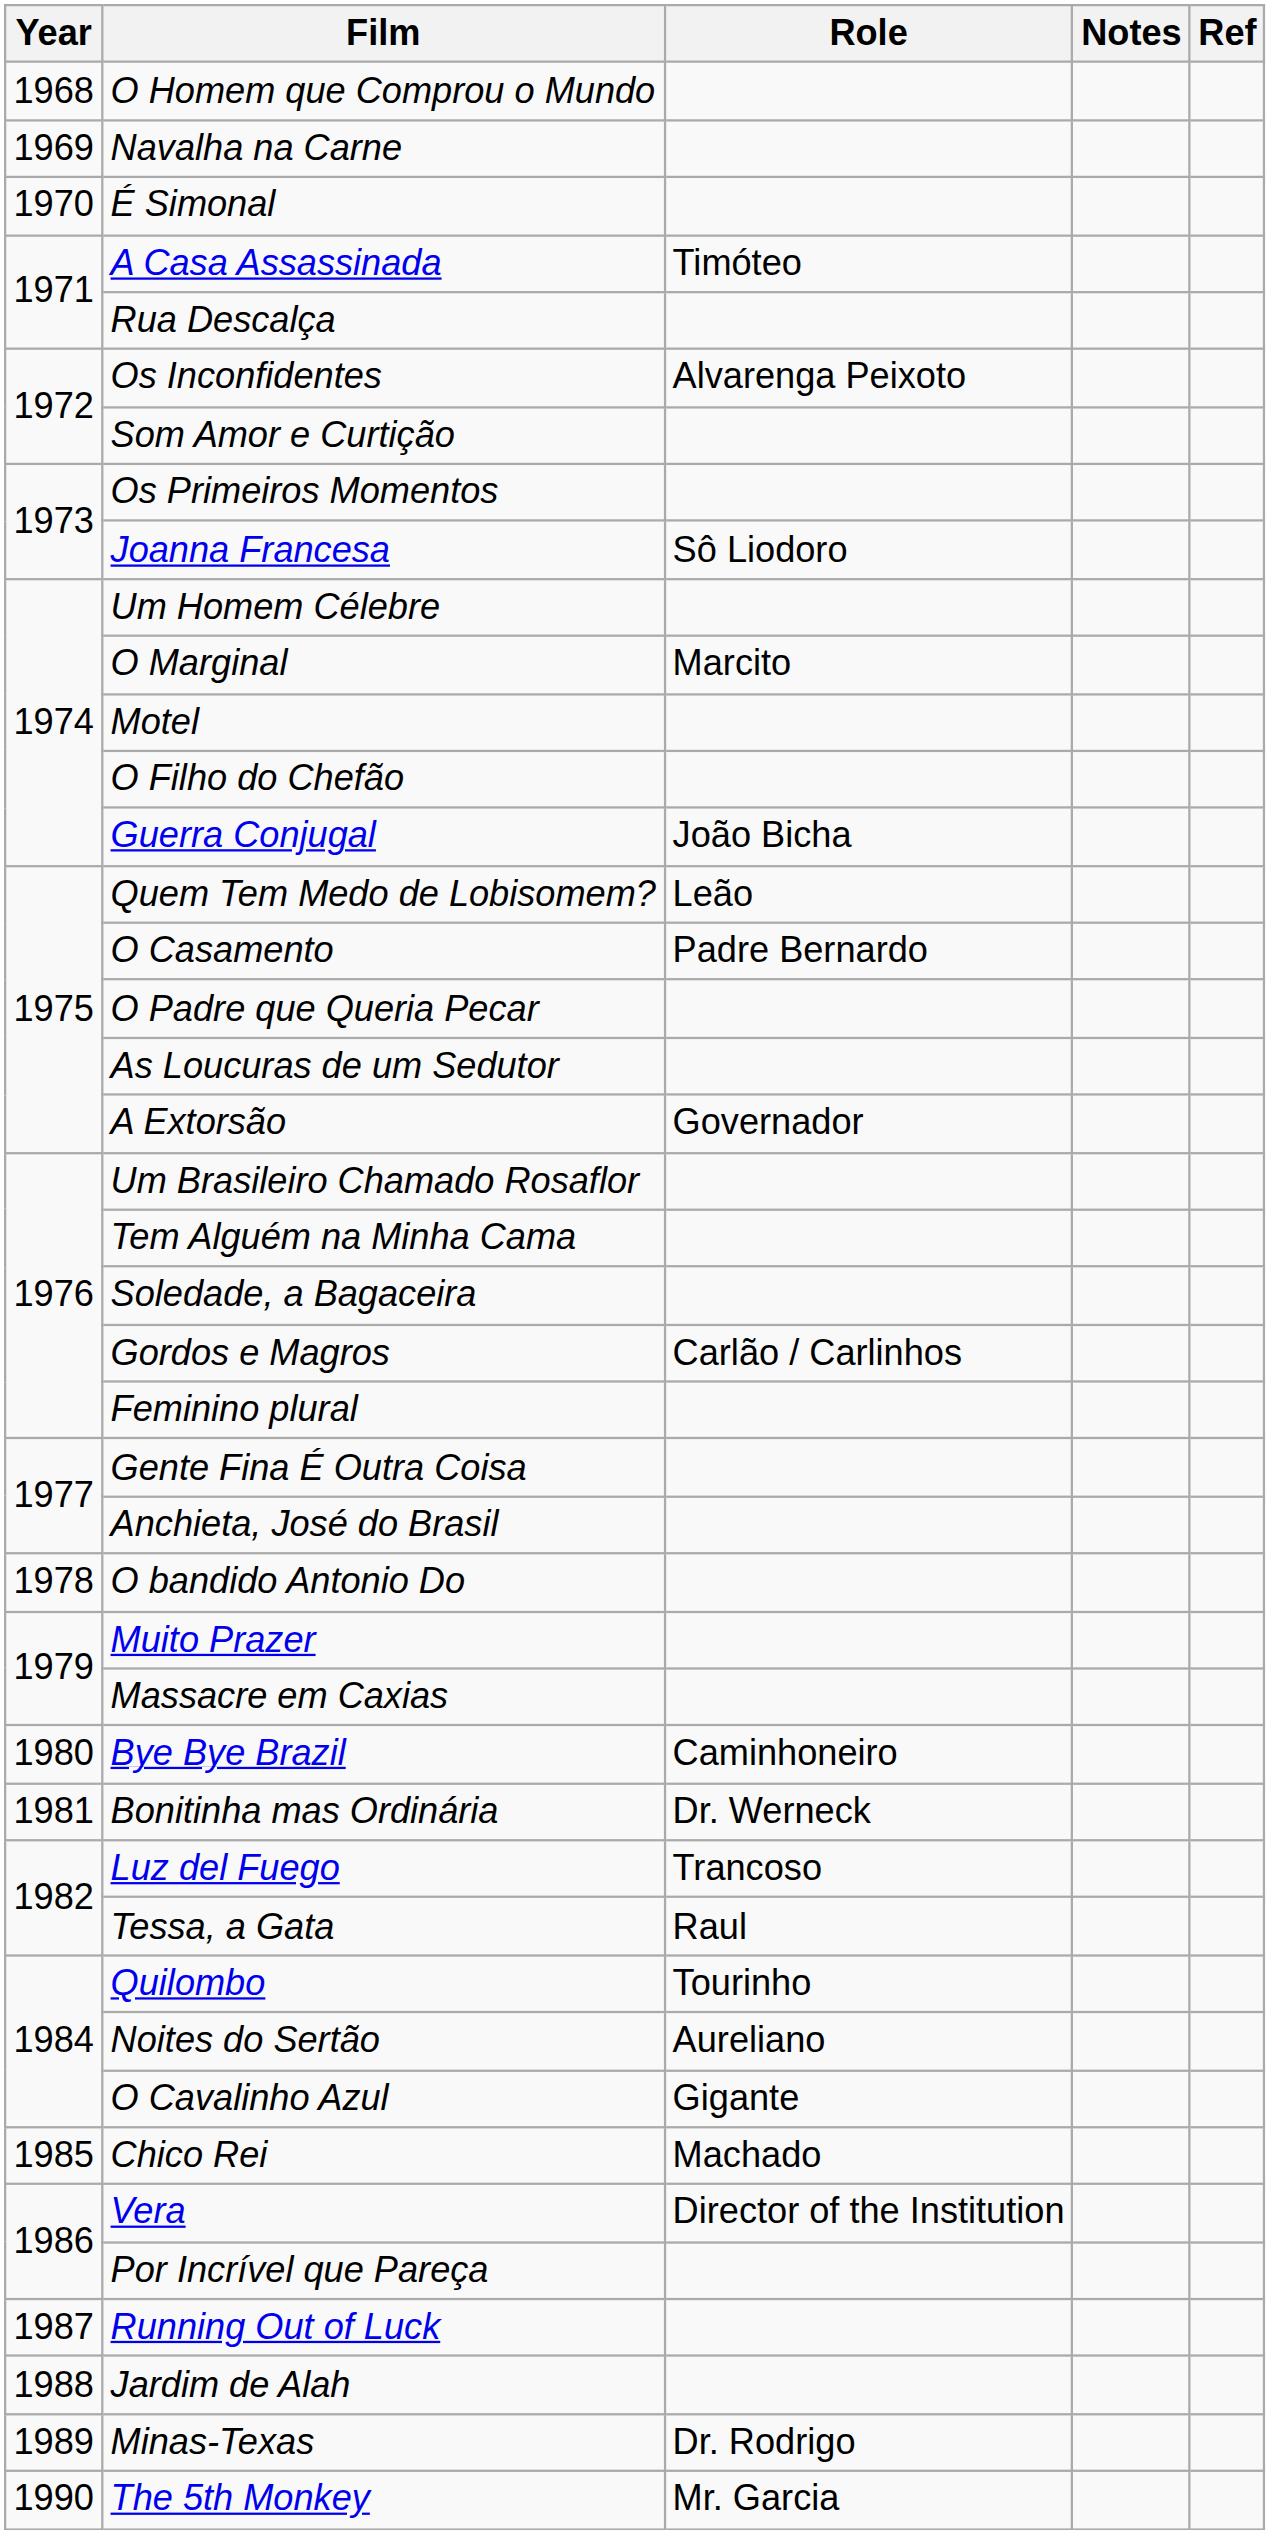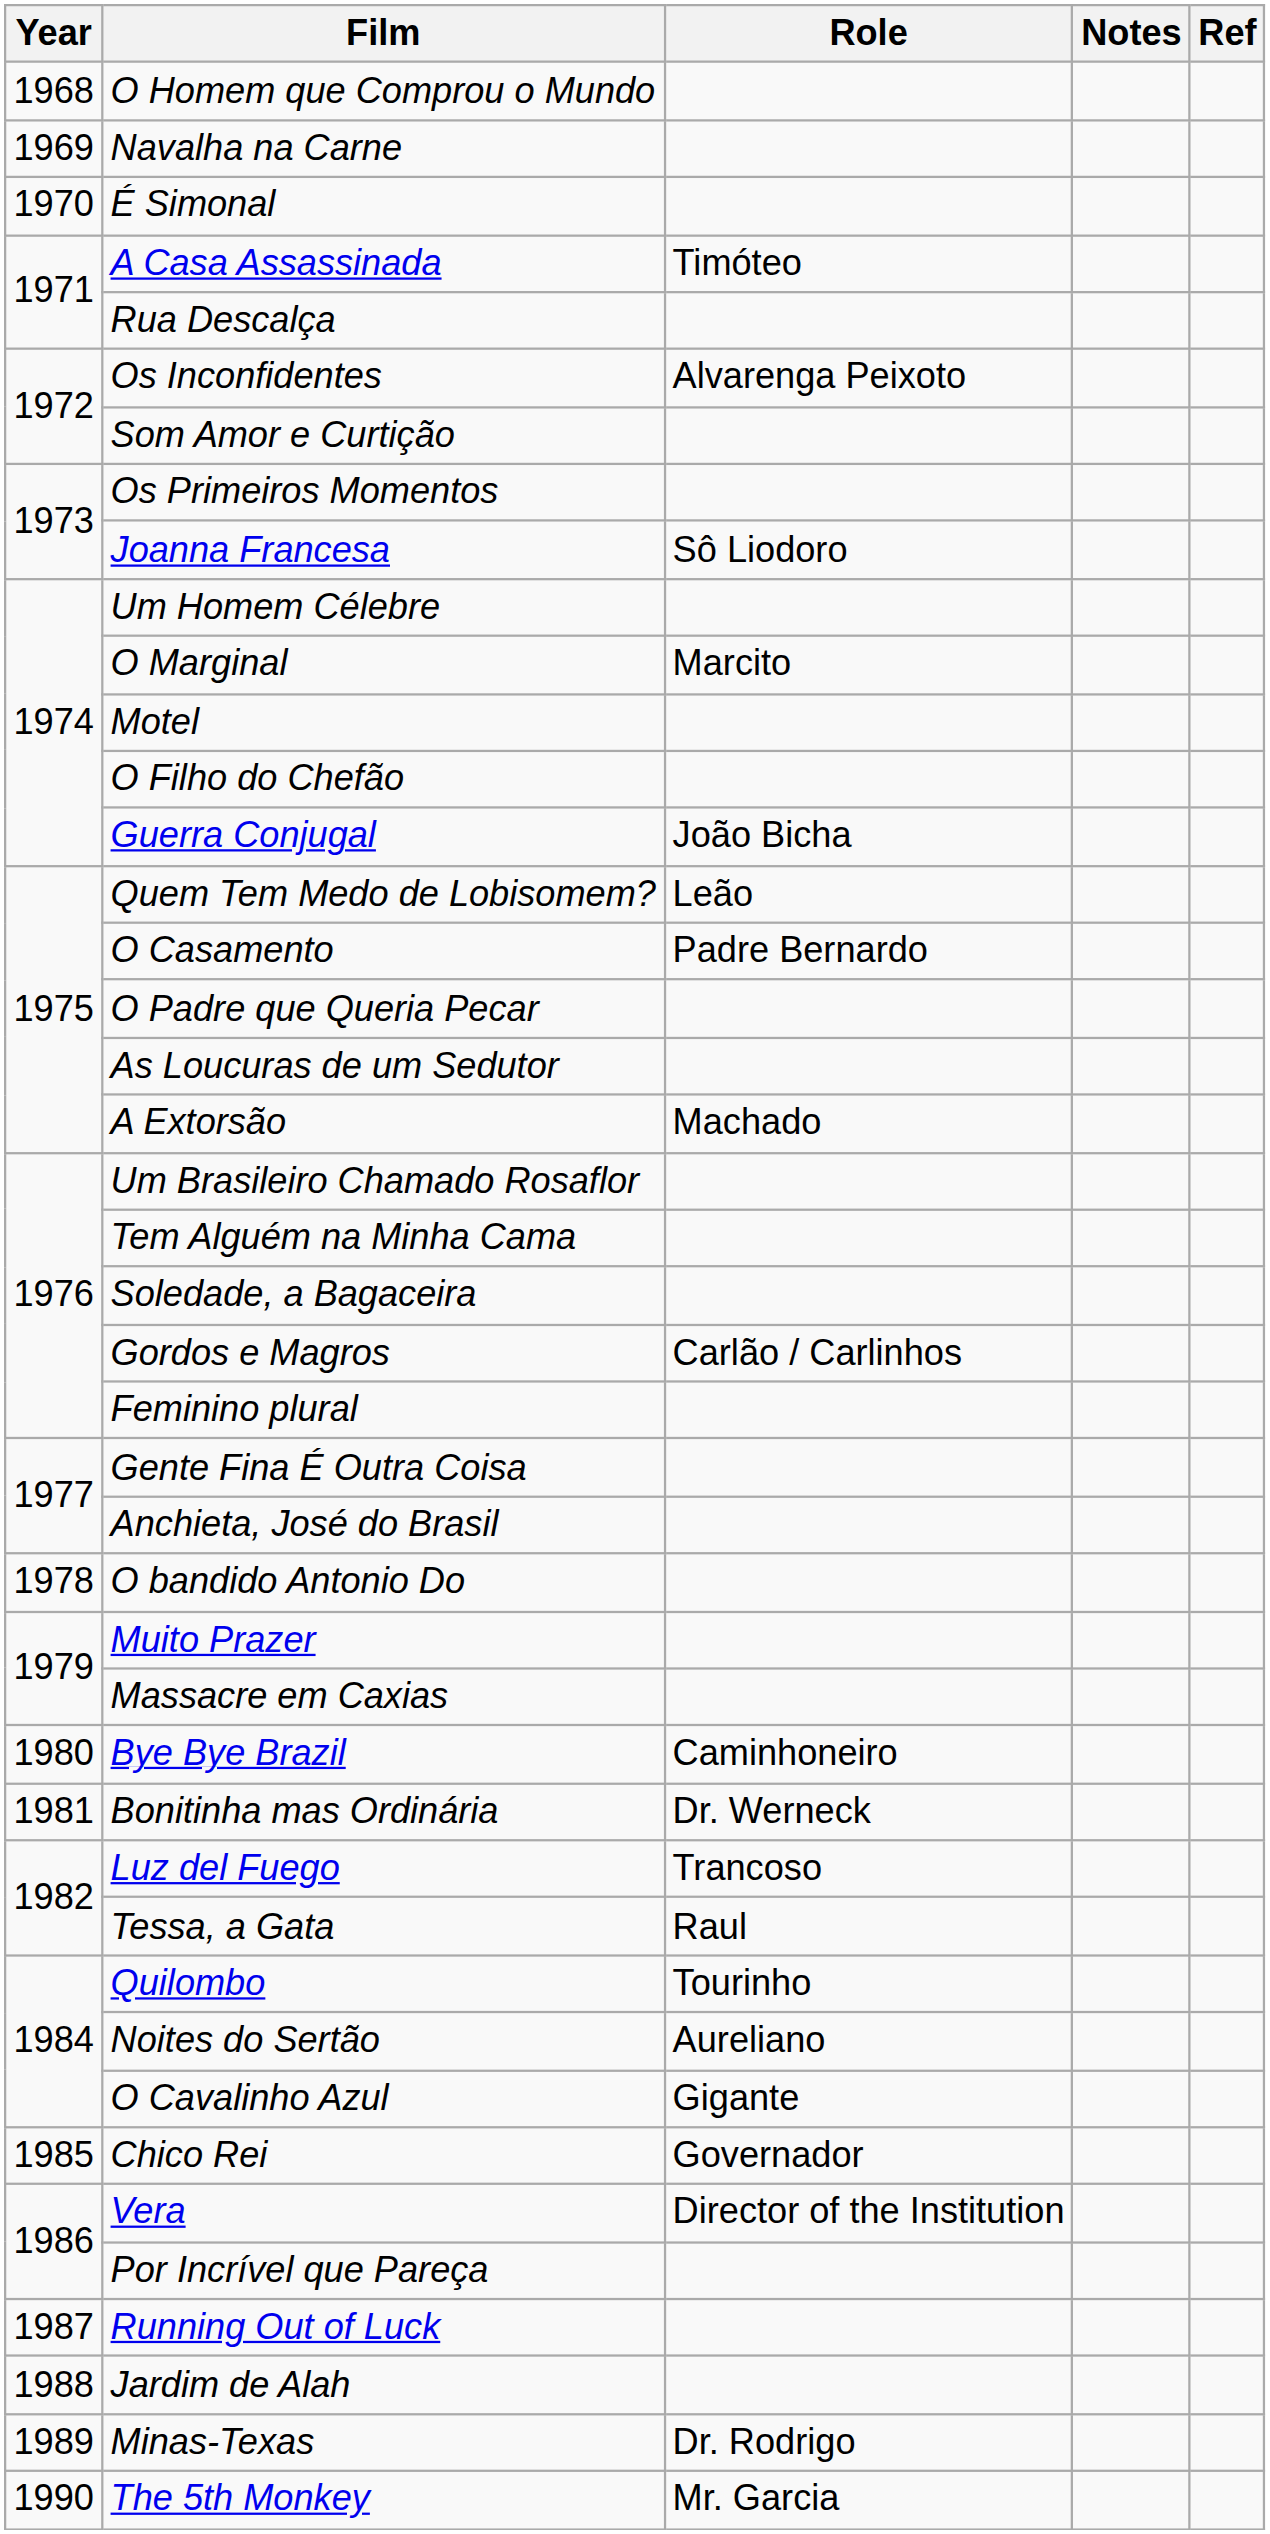(768, 1122) Governador -> (747, 1122) Machado
(747, 2155) Machado -> (768, 2155) Governador
